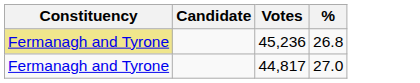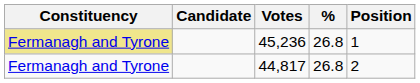+ column: (381, 16)
(328, 66) 27.0 -> (328, 66) 26.8
